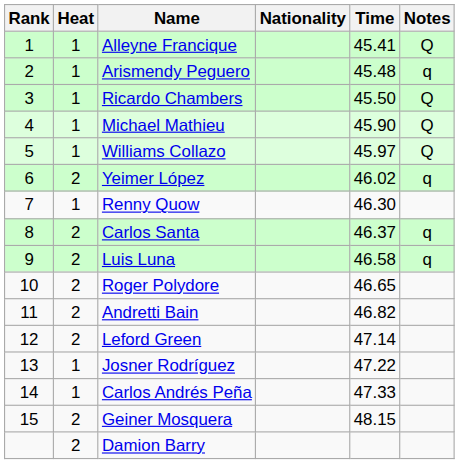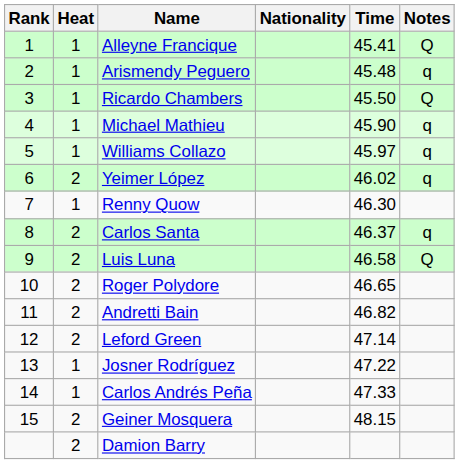(427, 125) Q -> (427, 125) q
(427, 152) Q -> (427, 152) q
(427, 258) q -> (427, 258) Q
